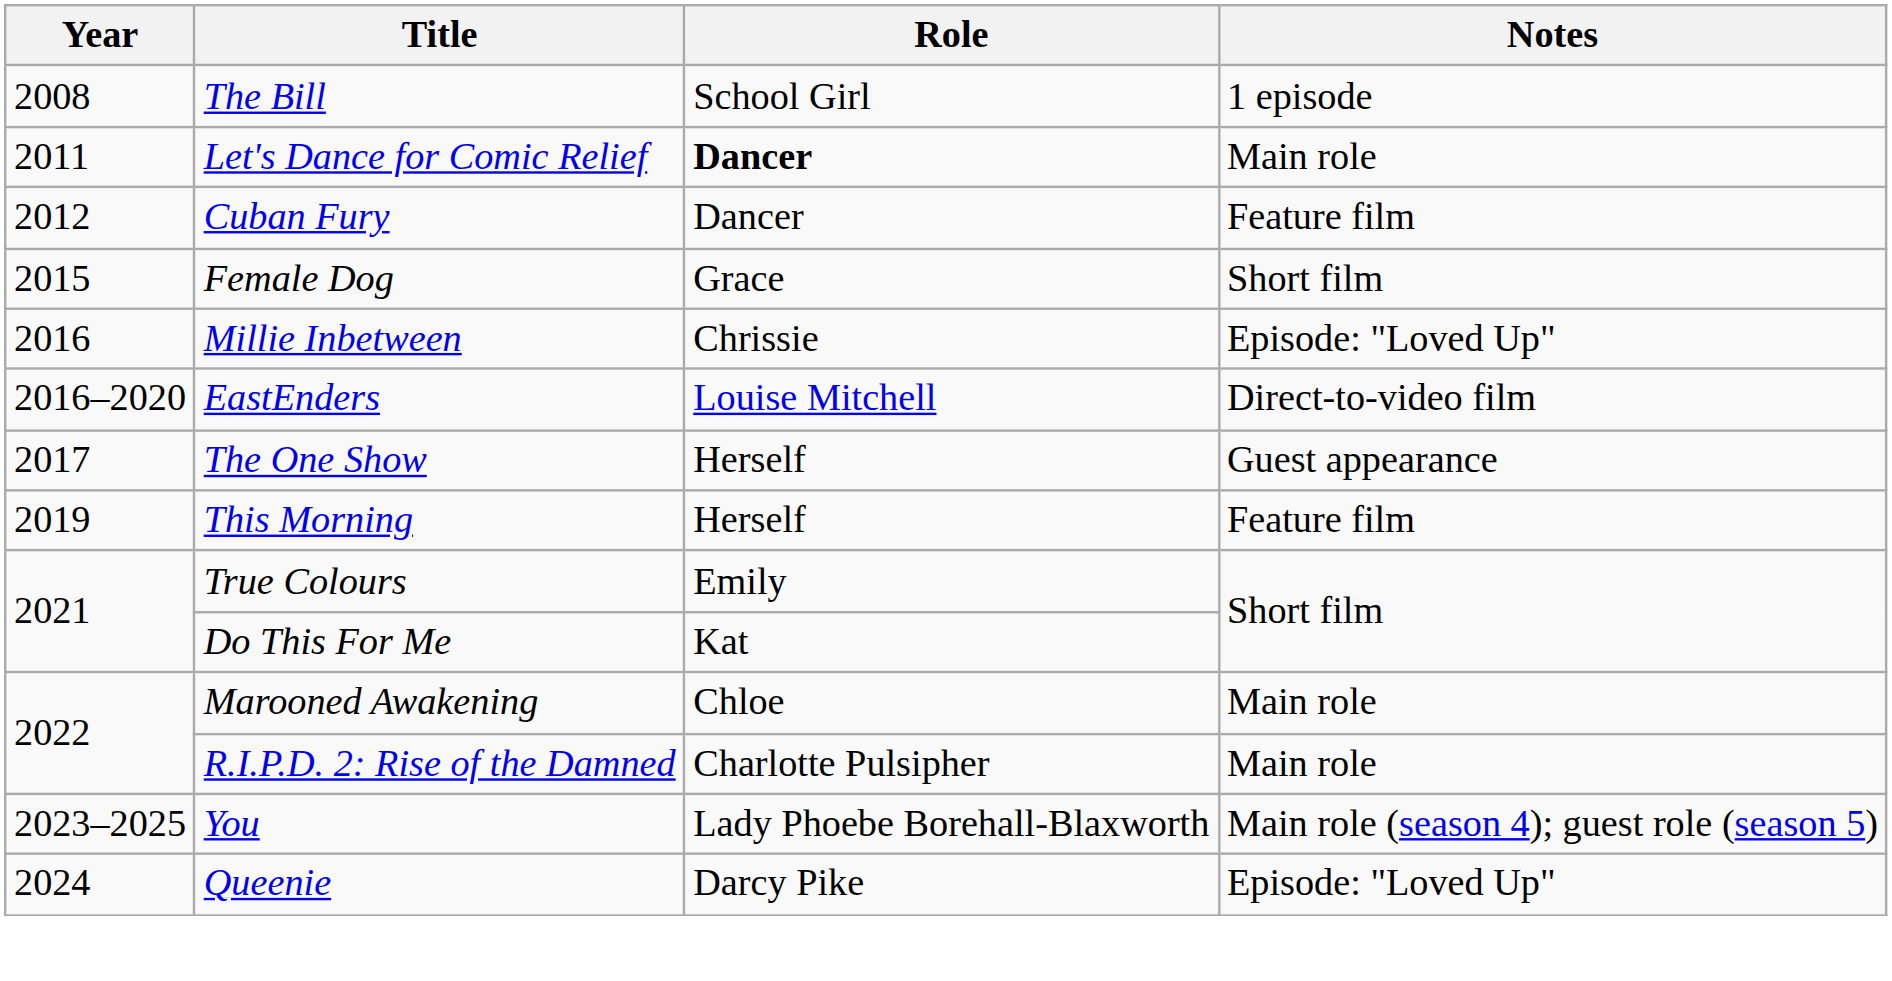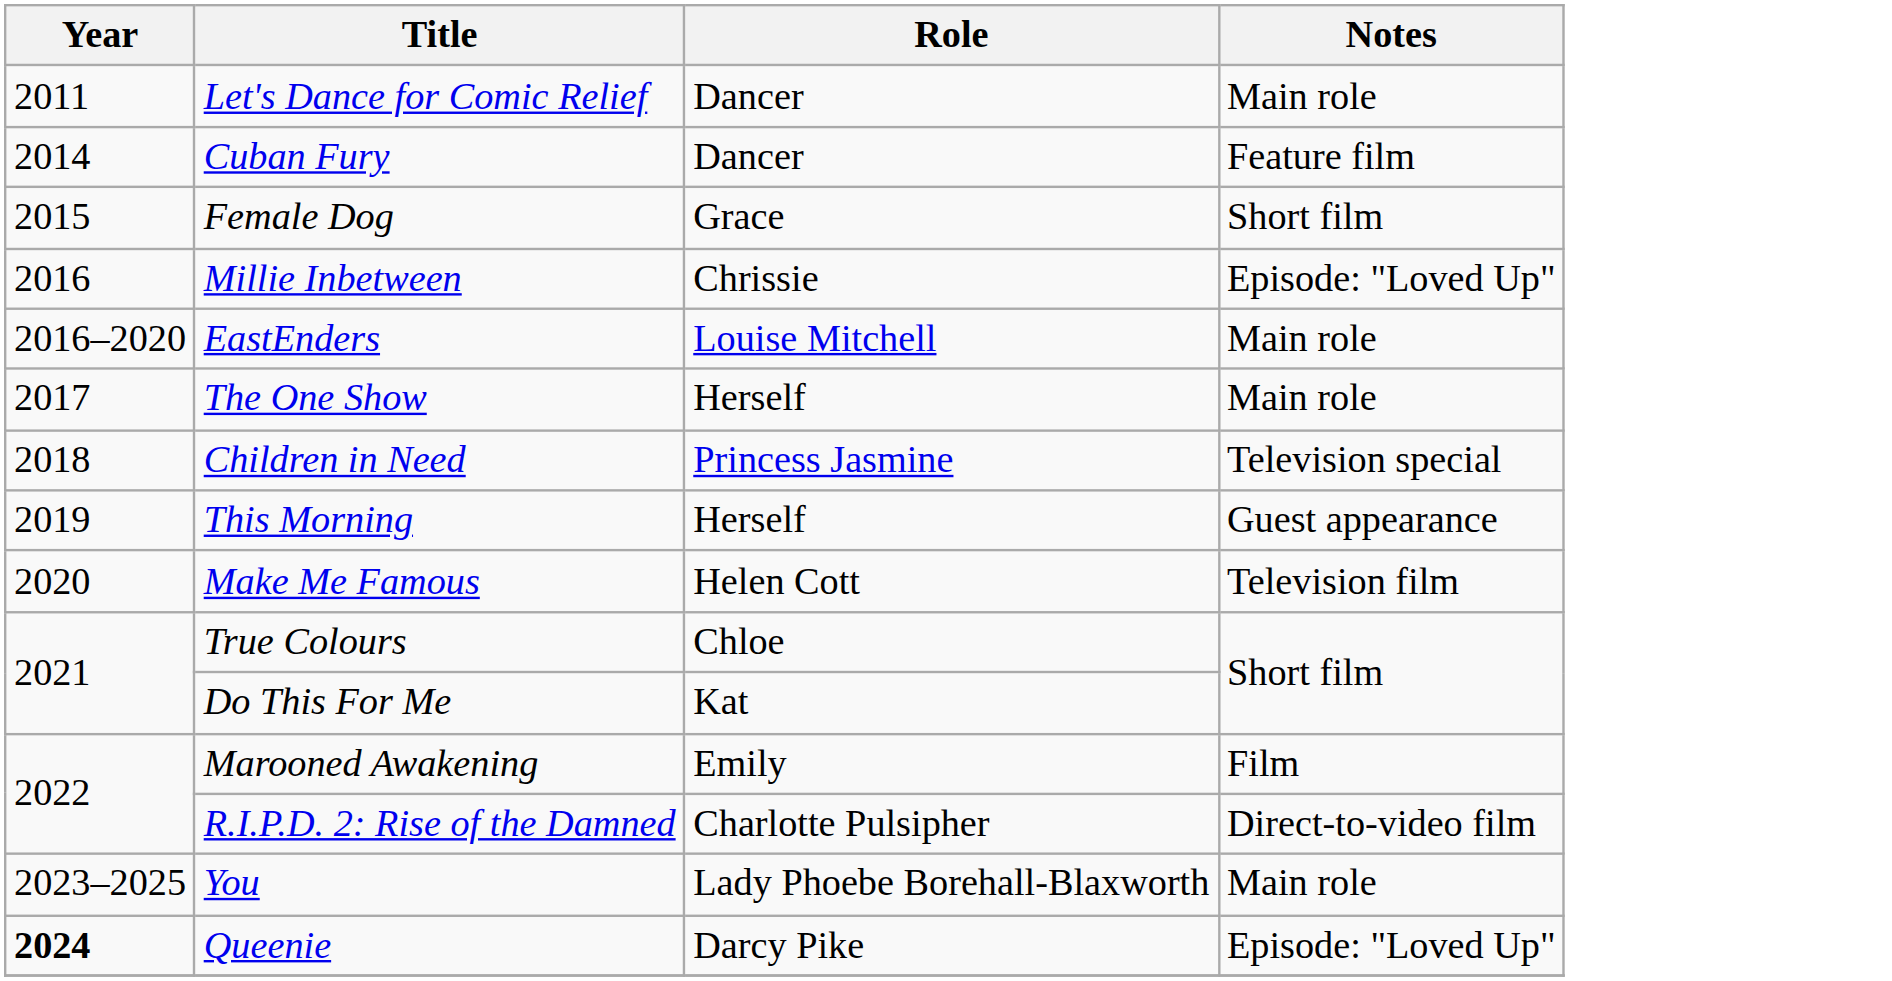- row: (265, 95)
(753, 156) bold -> (748, 95) normal
(52, 216) 2012 -> (52, 156) 2014
(1382, 398) Direct-to-video film -> (1302, 338) Main role
(1362, 459) Guest appearance -> (1302, 398) Main role
+ row: (335, 459)
(1321, 519) Feature film -> (1362, 519) Guest appearance
+ row: (342, 580)
(740, 580) Emily -> (739, 641) Chloe
(739, 701) Chloe -> (740, 762) Emily
(1302, 701) Main role -> (1263, 762) Film
(1302, 762) Main role -> (1382, 823) Direct-to-video film
(1552, 823) Main role (season 4); guest role (season 5) -> (1302, 883) Main role
(52, 883) normal -> (52, 944) bold
